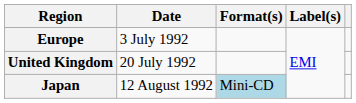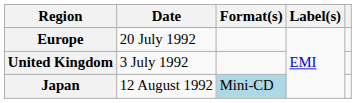(154, 39) 3 July 1992 -> (158, 39) 20 July 1992
(158, 62) 20 July 1992 -> (154, 62) 3 July 1992
